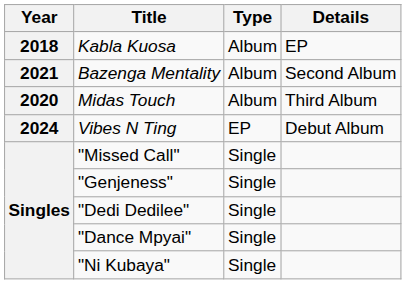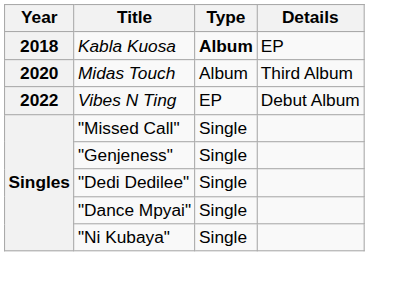(253, 45) normal -> (226, 45) bold
- row: (149, 73)
(39, 127) 2024 -> (39, 100) 2022
